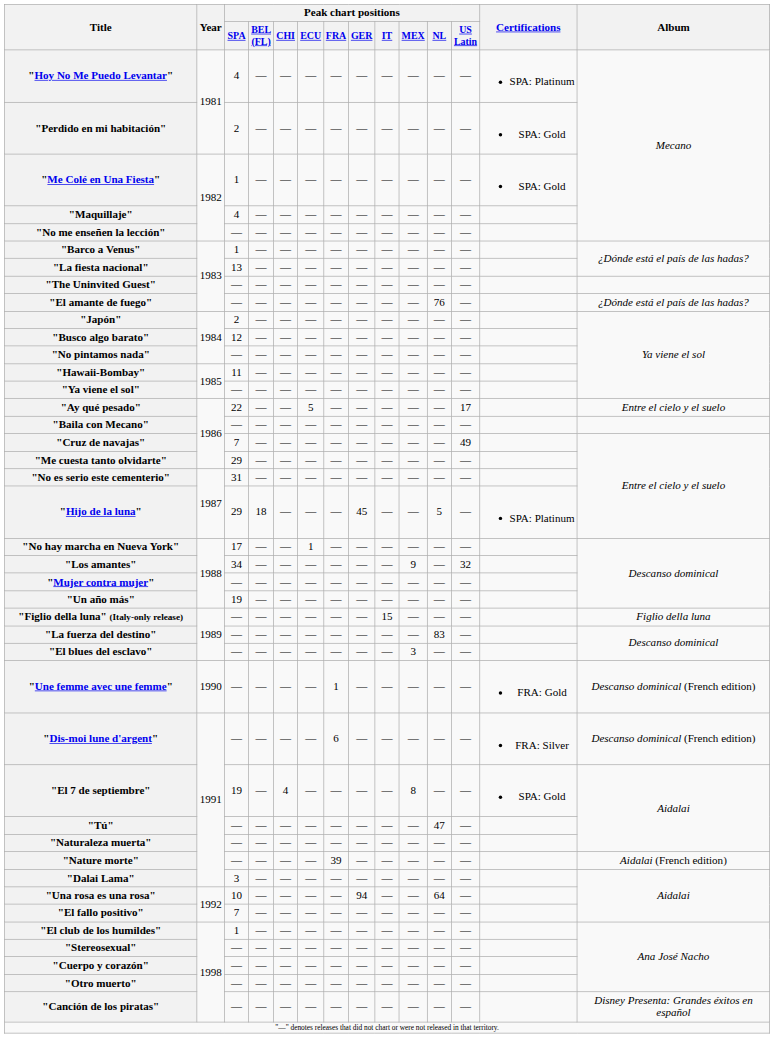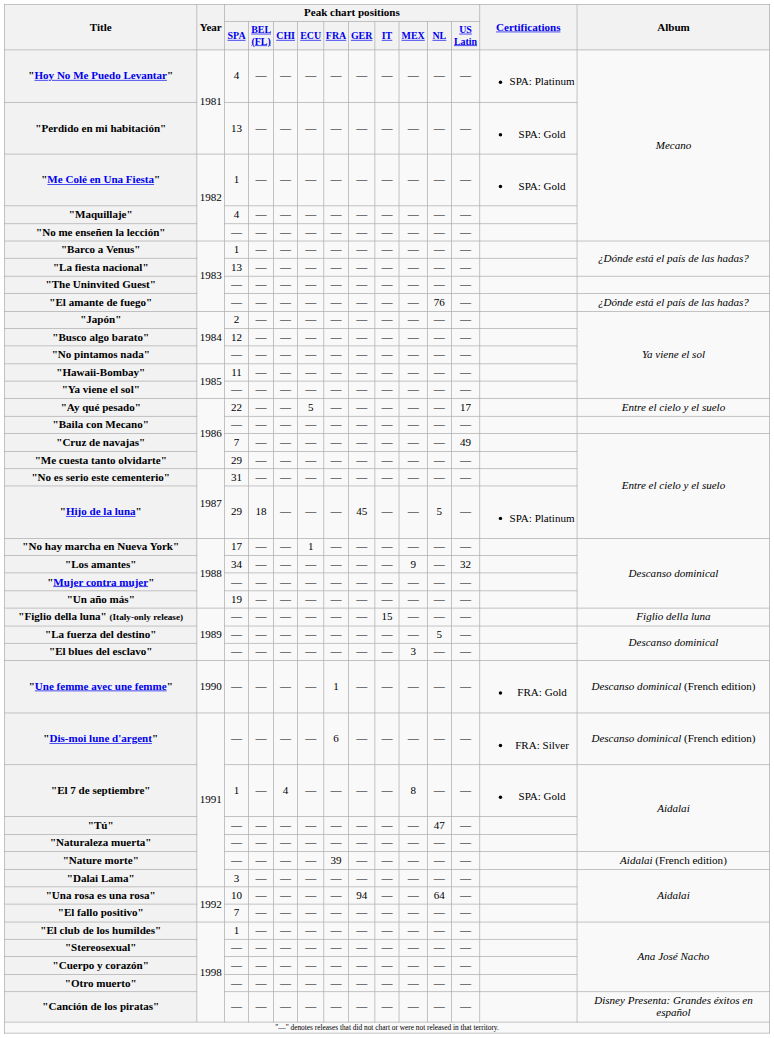(237, 128) 2 -> (237, 128) 13
(439, 634) 83 -> (439, 634) 5
(237, 790) 19 -> (237, 790) 1
